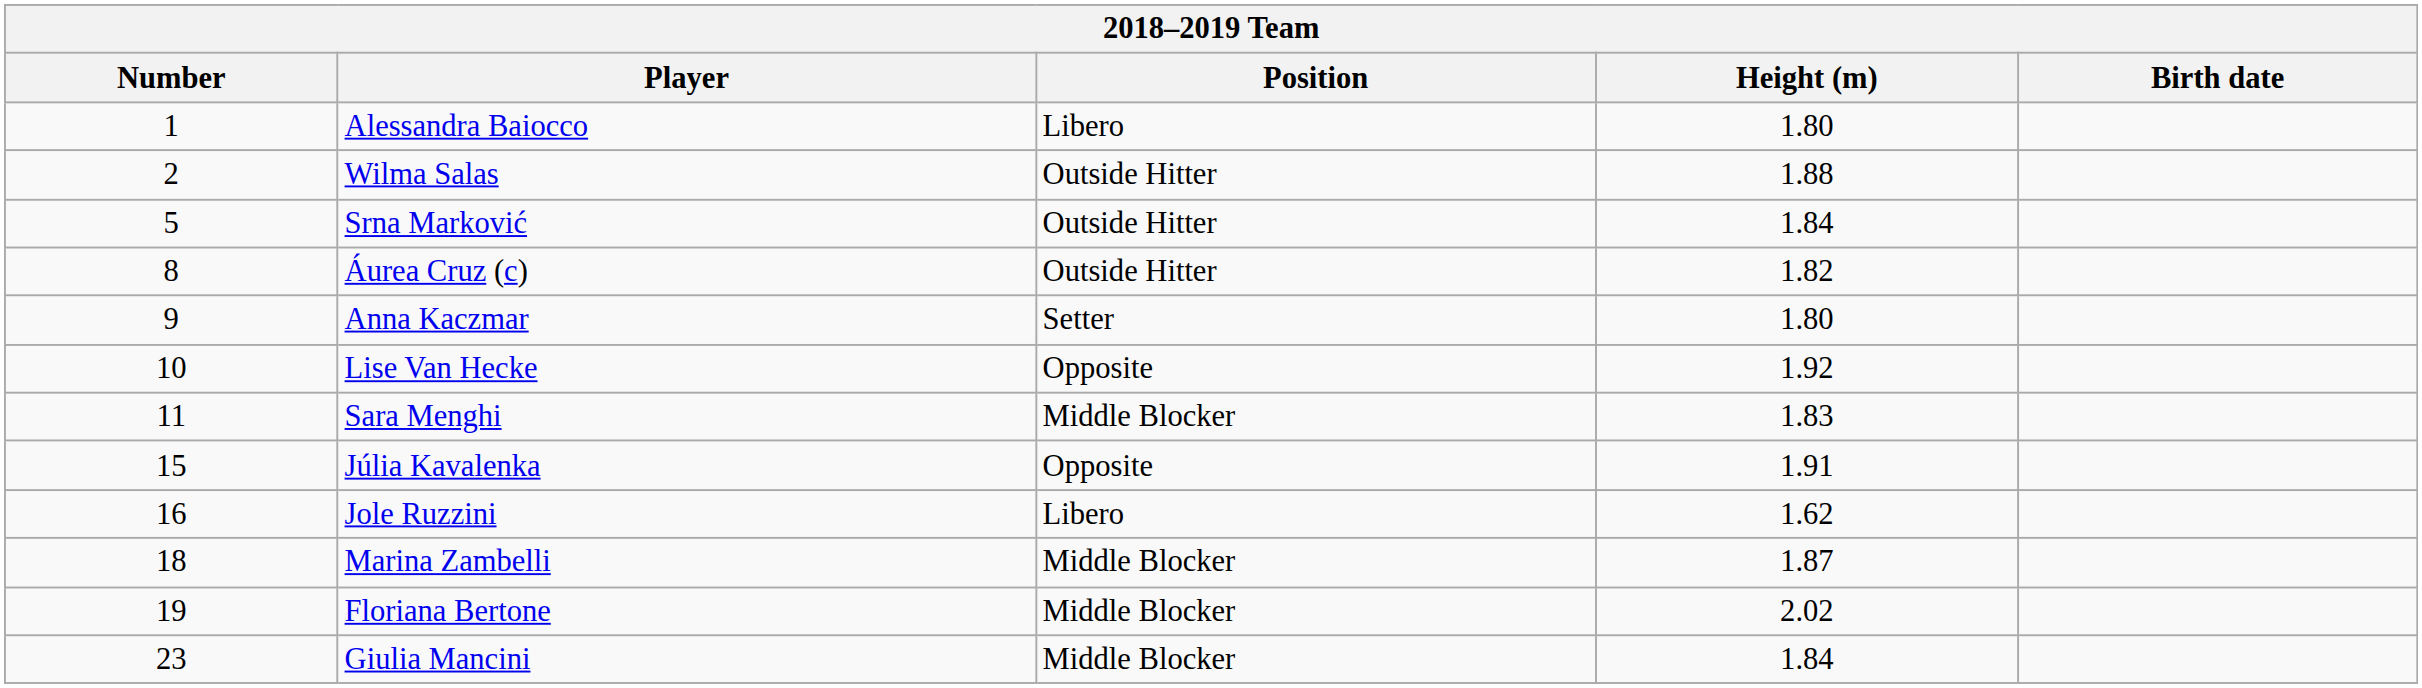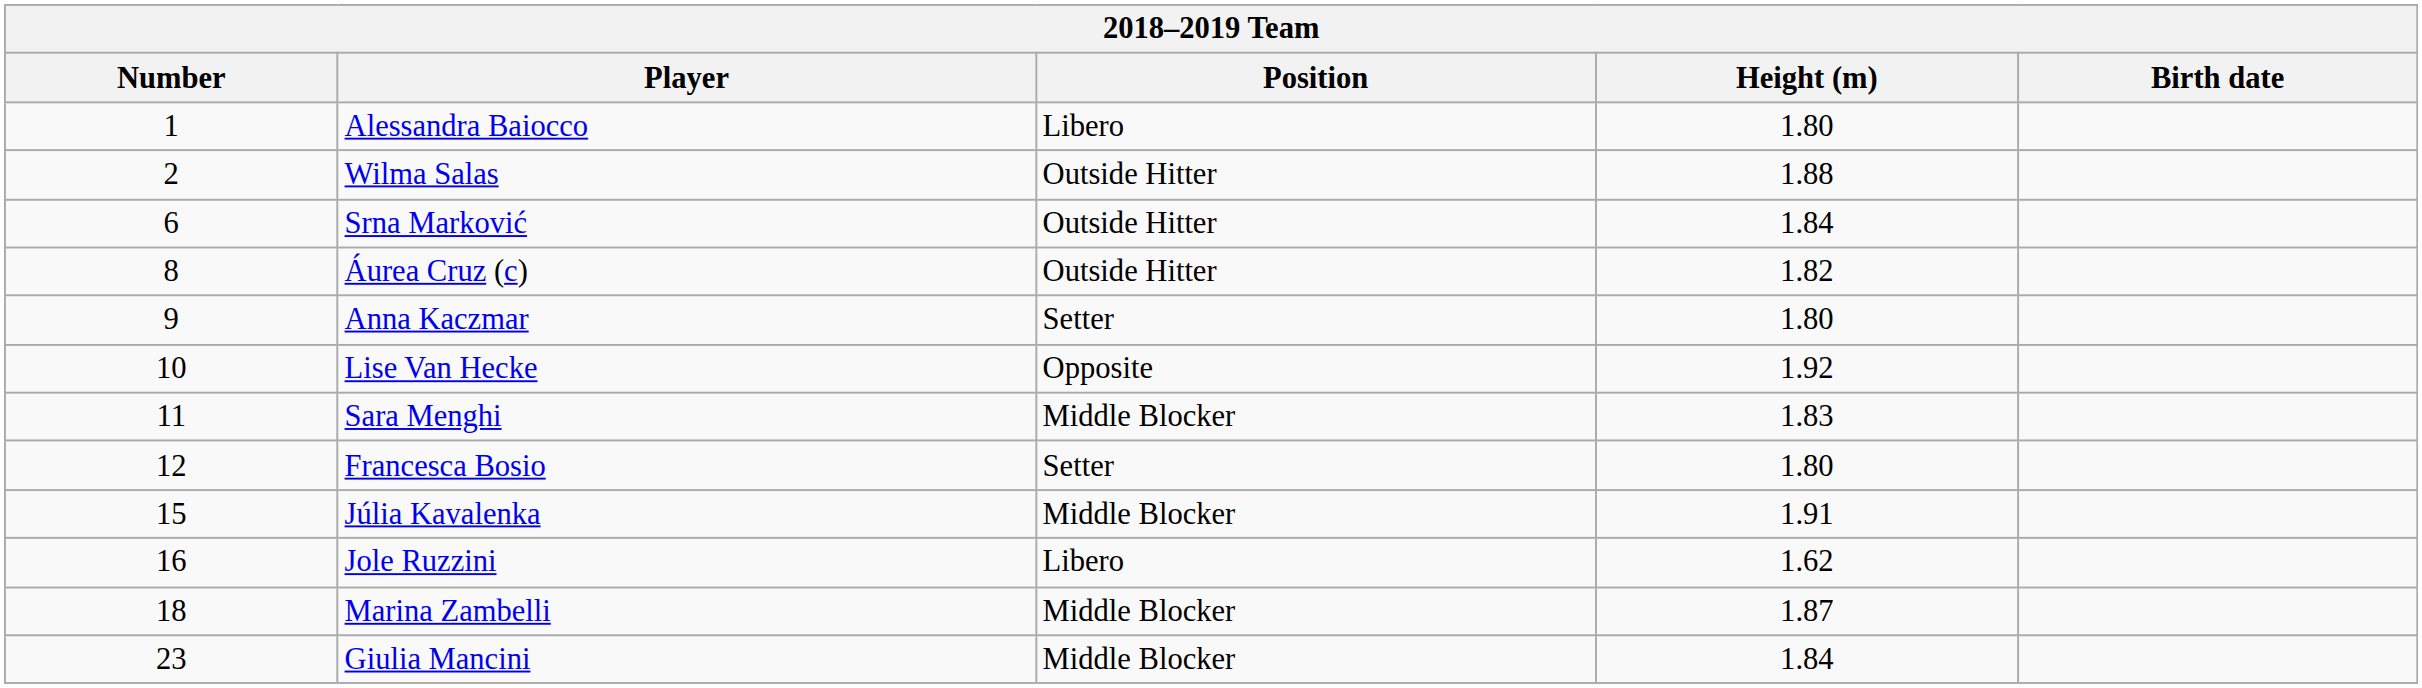(171, 222) 5 -> (171, 222) 6
+ row: (445, 464)
(1098, 464) Opposite -> (1139, 513) Middle Blocker
- row: (448, 610)
